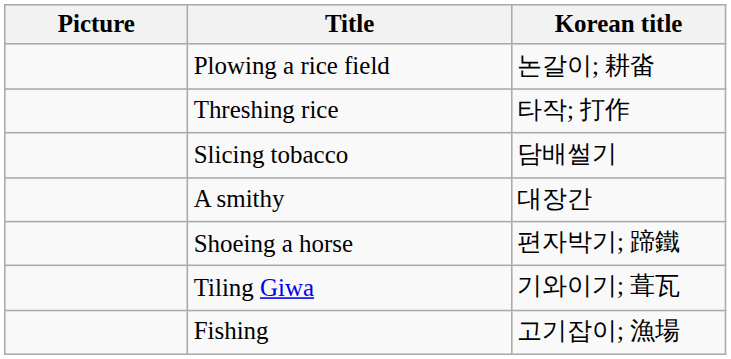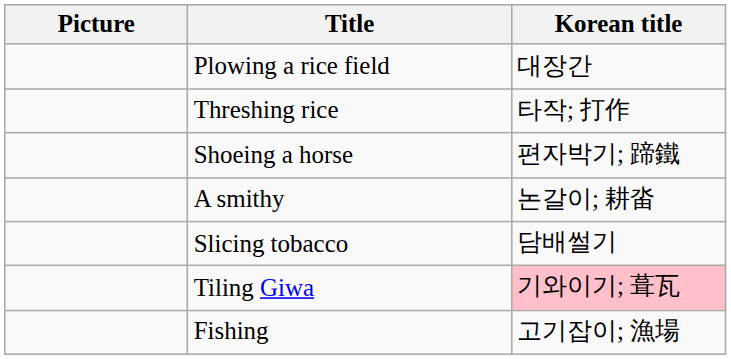(586, 65) 논갈이; 耕畓 -> (555, 65) 대장간
rows swapped: (273, 243) <-> (271, 154)
(555, 198) 대장간 -> (586, 198) 논갈이; 耕畓
(599, 286) no background -> (599, 286) pink background
